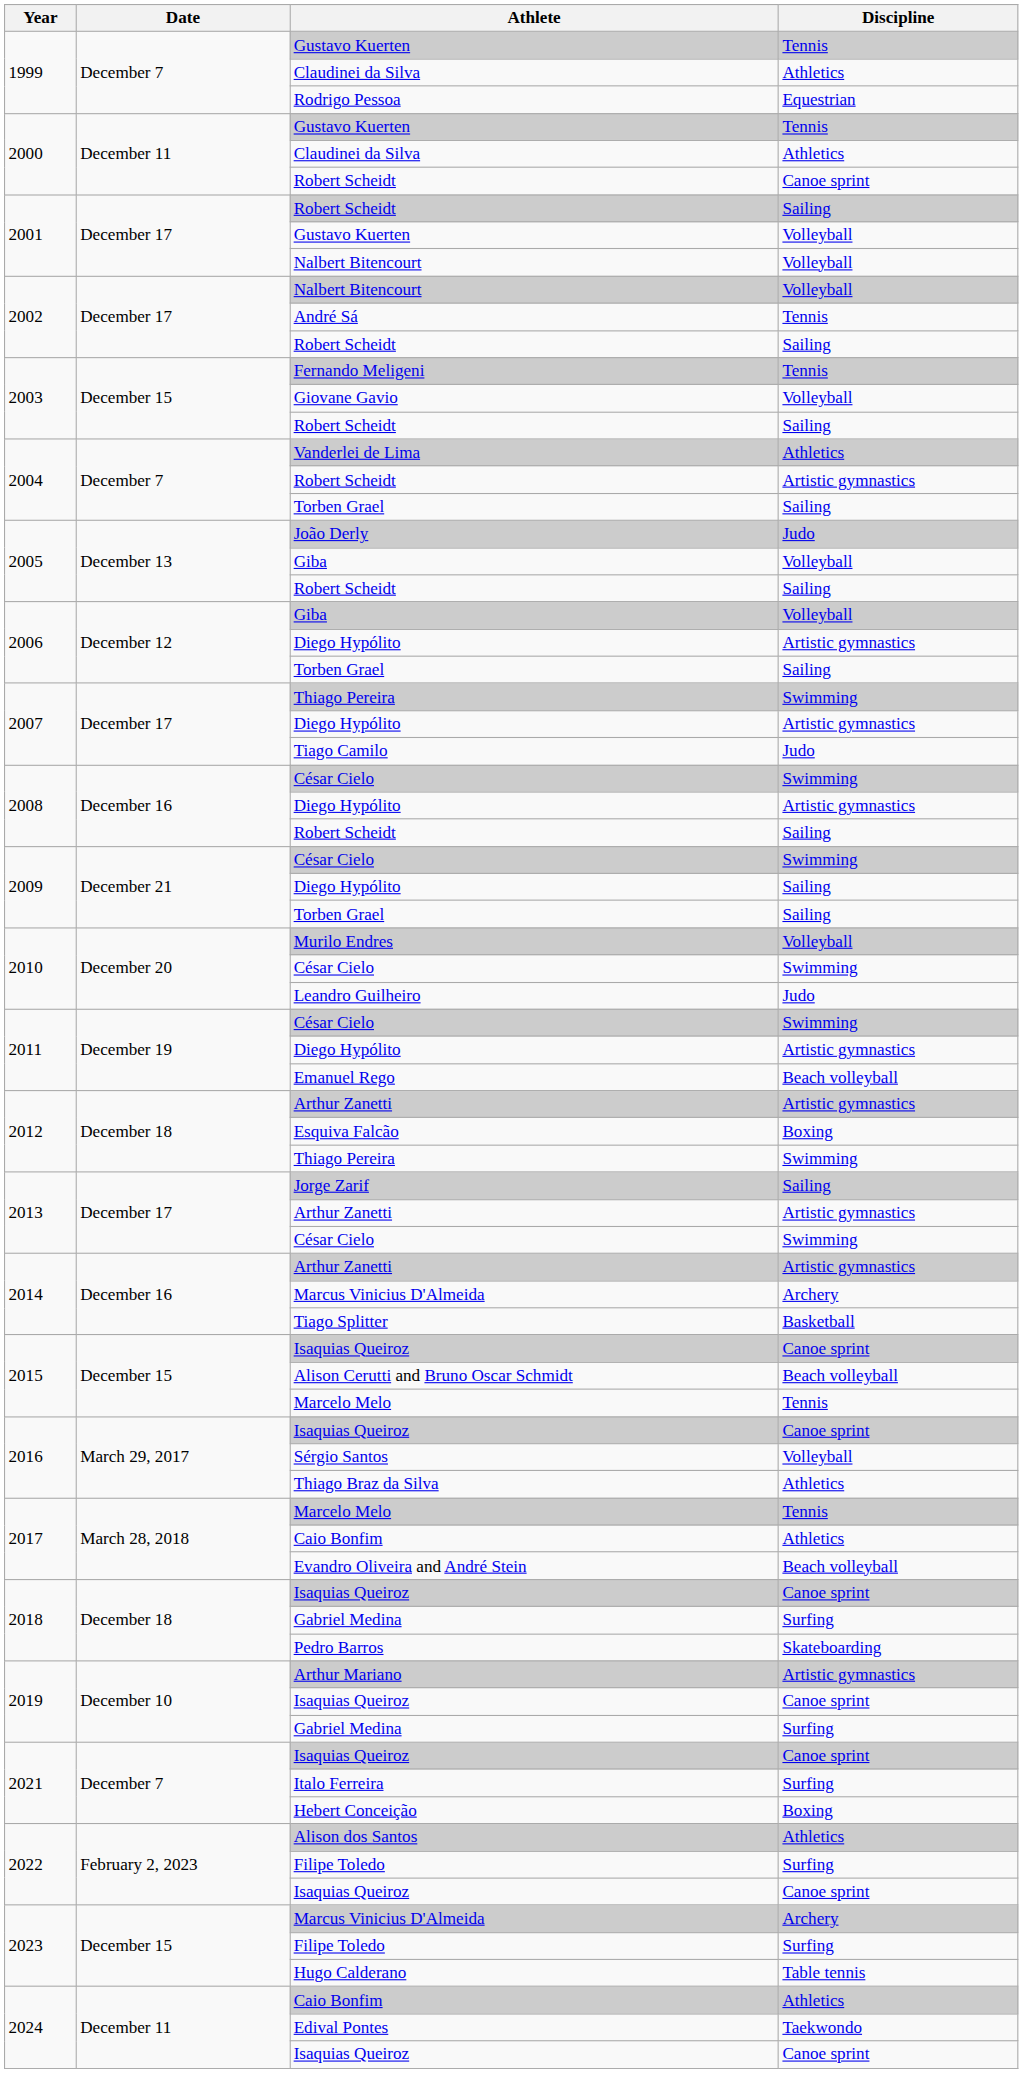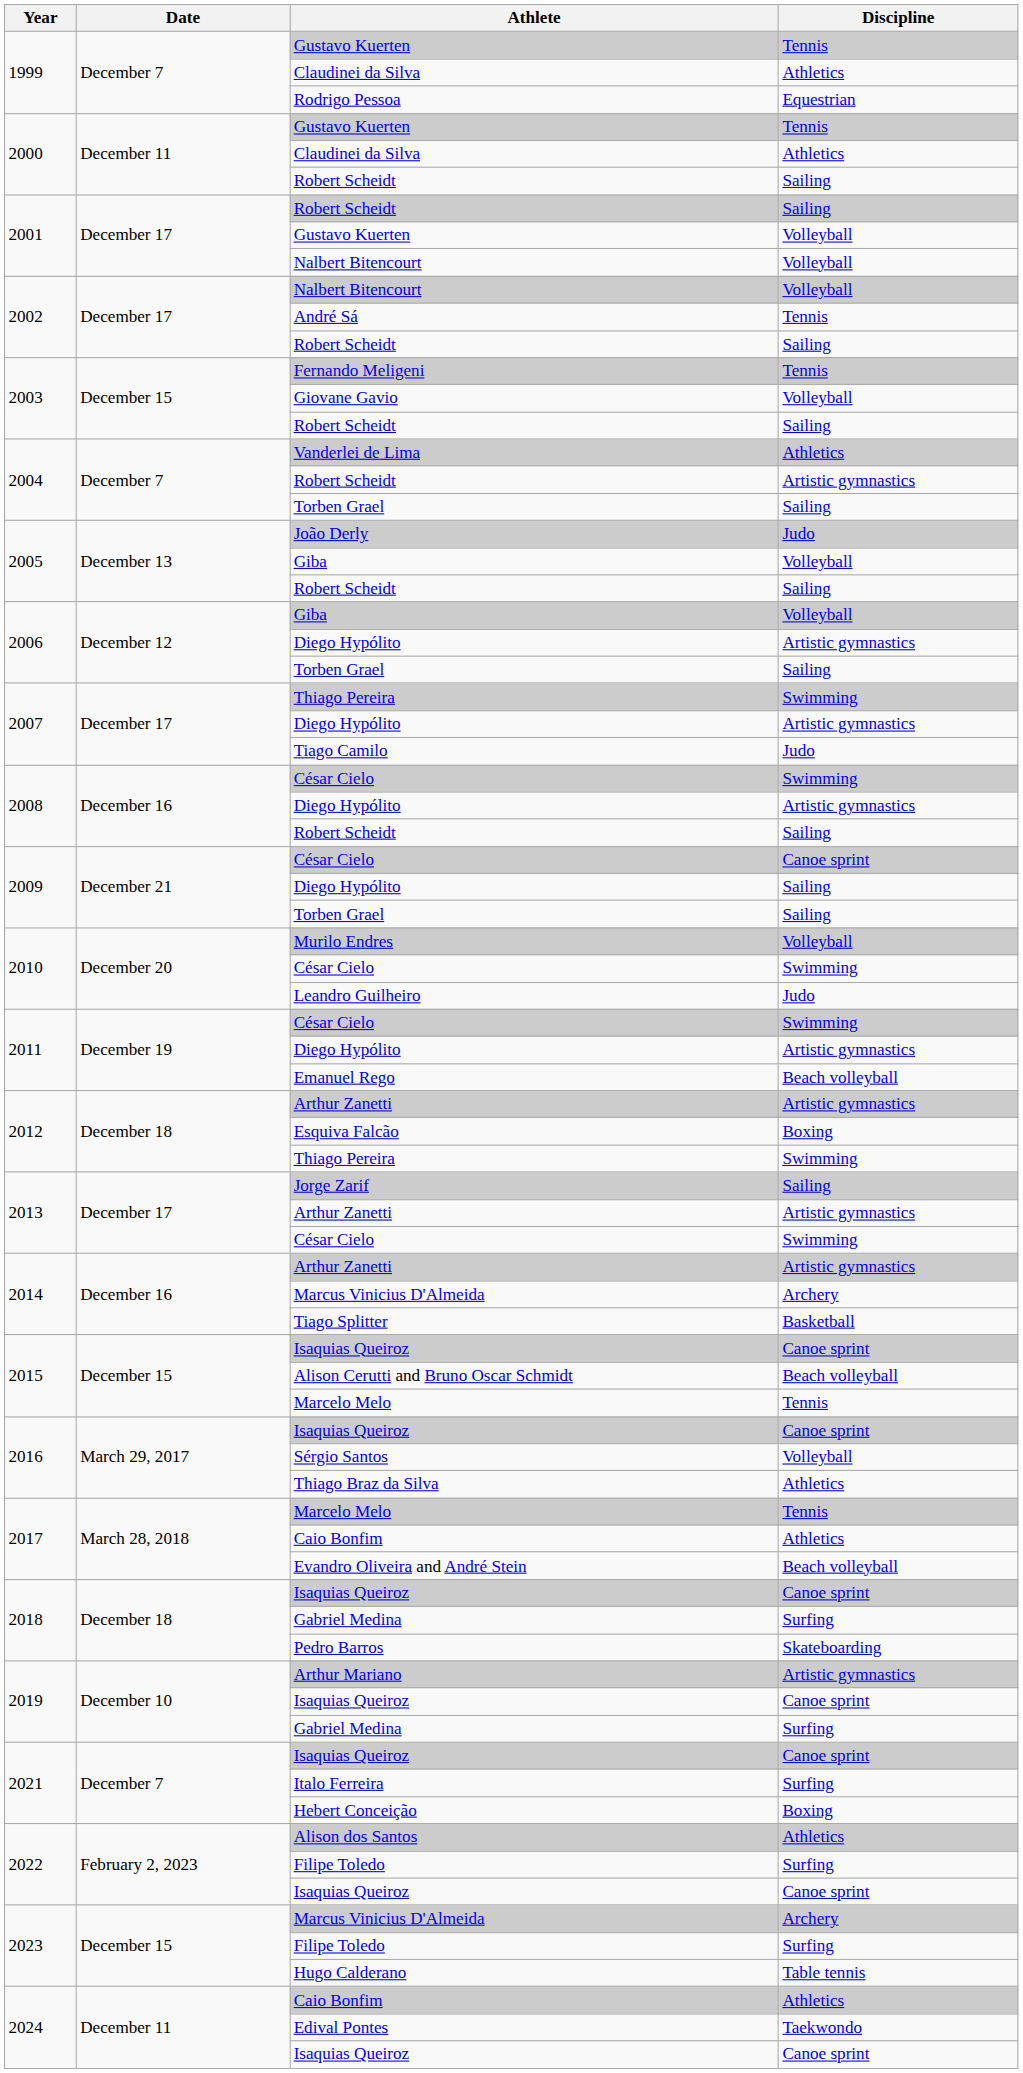(826, 180) Canoe sprint -> (807, 180) Sailing
(820, 859) Swimming -> (826, 859) Canoe sprint
